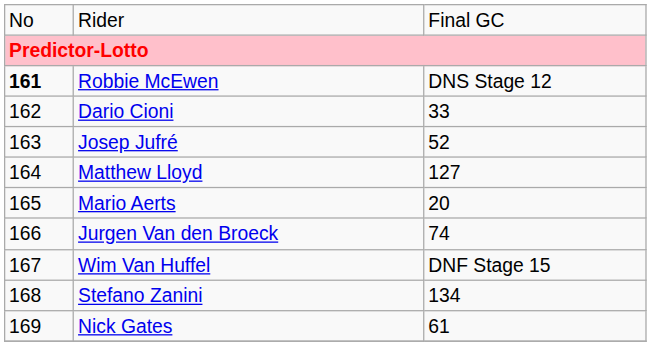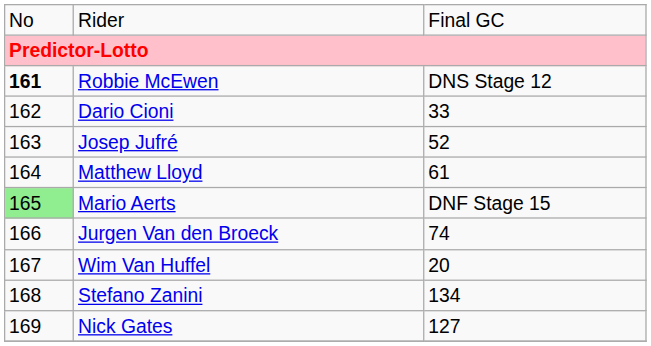(444, 173) 127 -> (439, 173) 61
(25, 203) no background -> (25, 203) lightgreen background
(439, 203) 20 -> (489, 203) DNF Stage 15
(489, 265) DNF Stage 15 -> (439, 265) 20
(439, 326) 61 -> (444, 326) 127
